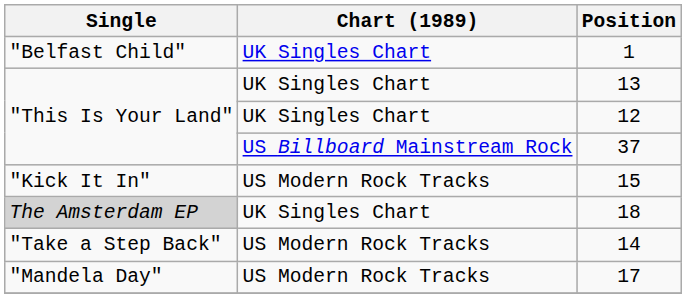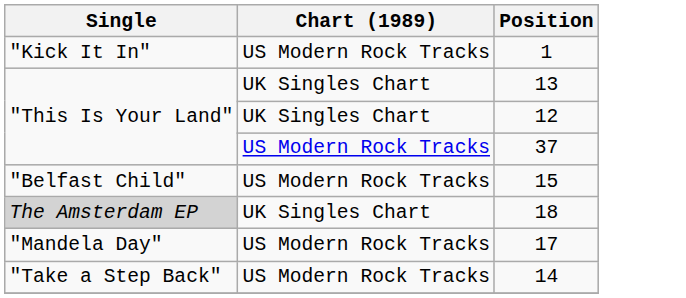(98, 53) "Belfast Child" -> (80, 53) "Kick It In"
(337, 53) UK Singles Chart -> (366, 53) US Modern Rock Tracks
(408, 149) US Billboard Mainstream Rock -> (366, 149) US Modern Rock Tracks
(80, 181) "Kick It In" -> (98, 181) "Belfast Child"
rows swapped: (629, 277) <-> (629, 245)
